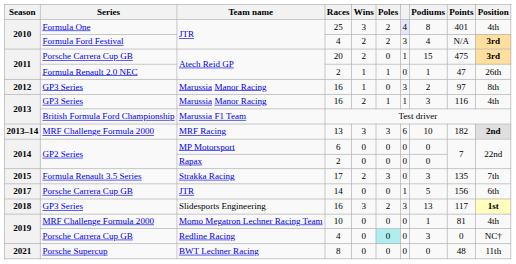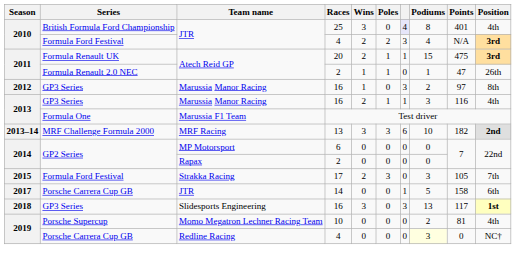(66, 27) Formula One -> (109, 27) British Formula Ford Championship
(388, 27) 2 -> (388, 27) 0
(88, 57) Porsche Carrera Cup GB -> (81, 57) Formula Renault UK
(388, 57) 0 -> (388, 57) 1
(109, 117) British Formula Ford Championship -> (66, 117) Formula One
(92, 176) Formula Renault 3.5 Series -> (83, 176) Formula Ford Festival
(461, 176) 135 -> (461, 176) 105
(461, 191) 156 -> (461, 191) 158
(388, 206) 2 -> (388, 206) 0
(98, 221) MRF Challenge Formula 2000 -> (75, 221) Porsche Supercup
(428, 221) 1 -> (428, 221) 2
(388, 236) paleturquoise background -> (388, 236) no background
(428, 236) no background -> (428, 236) lightyellow background
- row: (219, 251)
